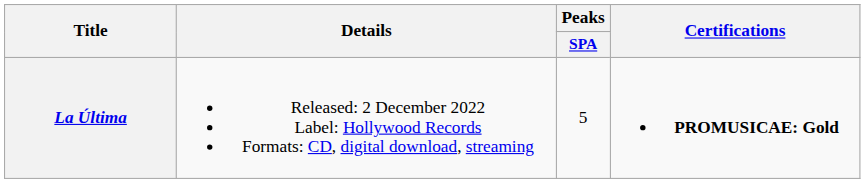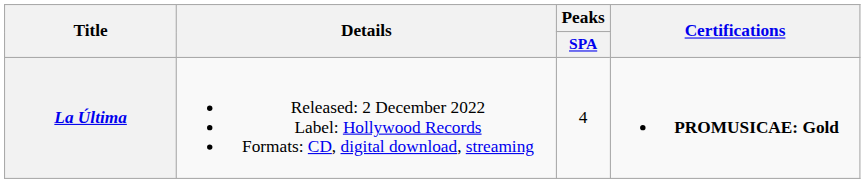(583, 117) 5 -> (583, 117) 4
